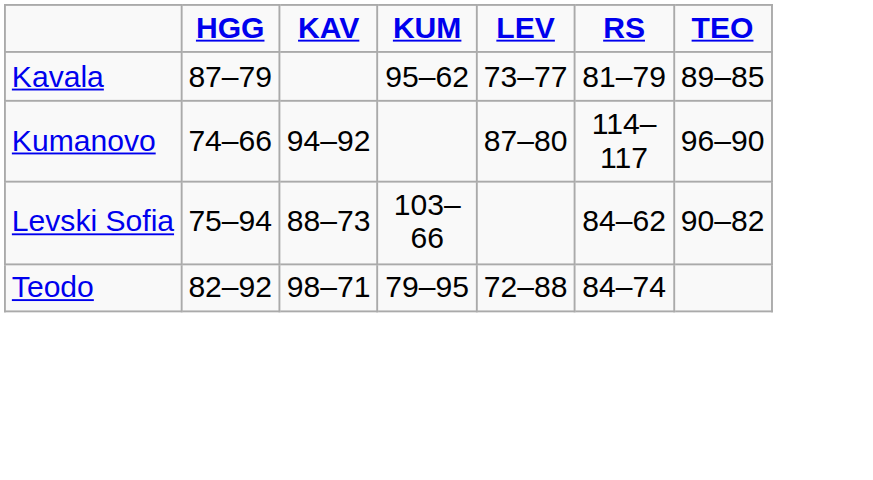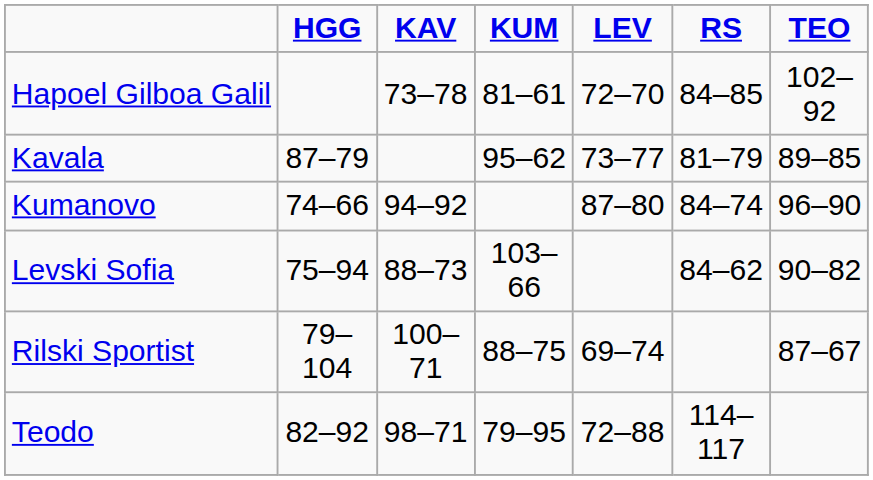+ row: (141, 92)
(624, 140) 114–117 -> (721, 205) 84–74
+ row: (103, 351)
(624, 286) 84–74 -> (721, 433) 114–117
